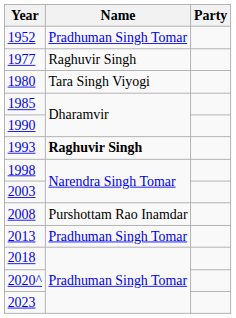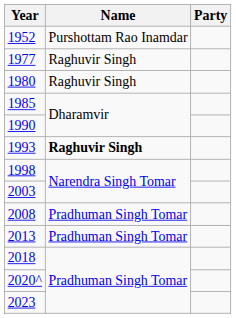(118, 37) Pradhuman Singh Tomar -> (118, 37) Purshottam Rao Inamdar
(99, 81) Tara Singh Viyogi -> (92, 81) Raghuvir Singh
(118, 214) Purshottam Rao Inamdar -> (118, 214) Pradhuman Singh Tomar
